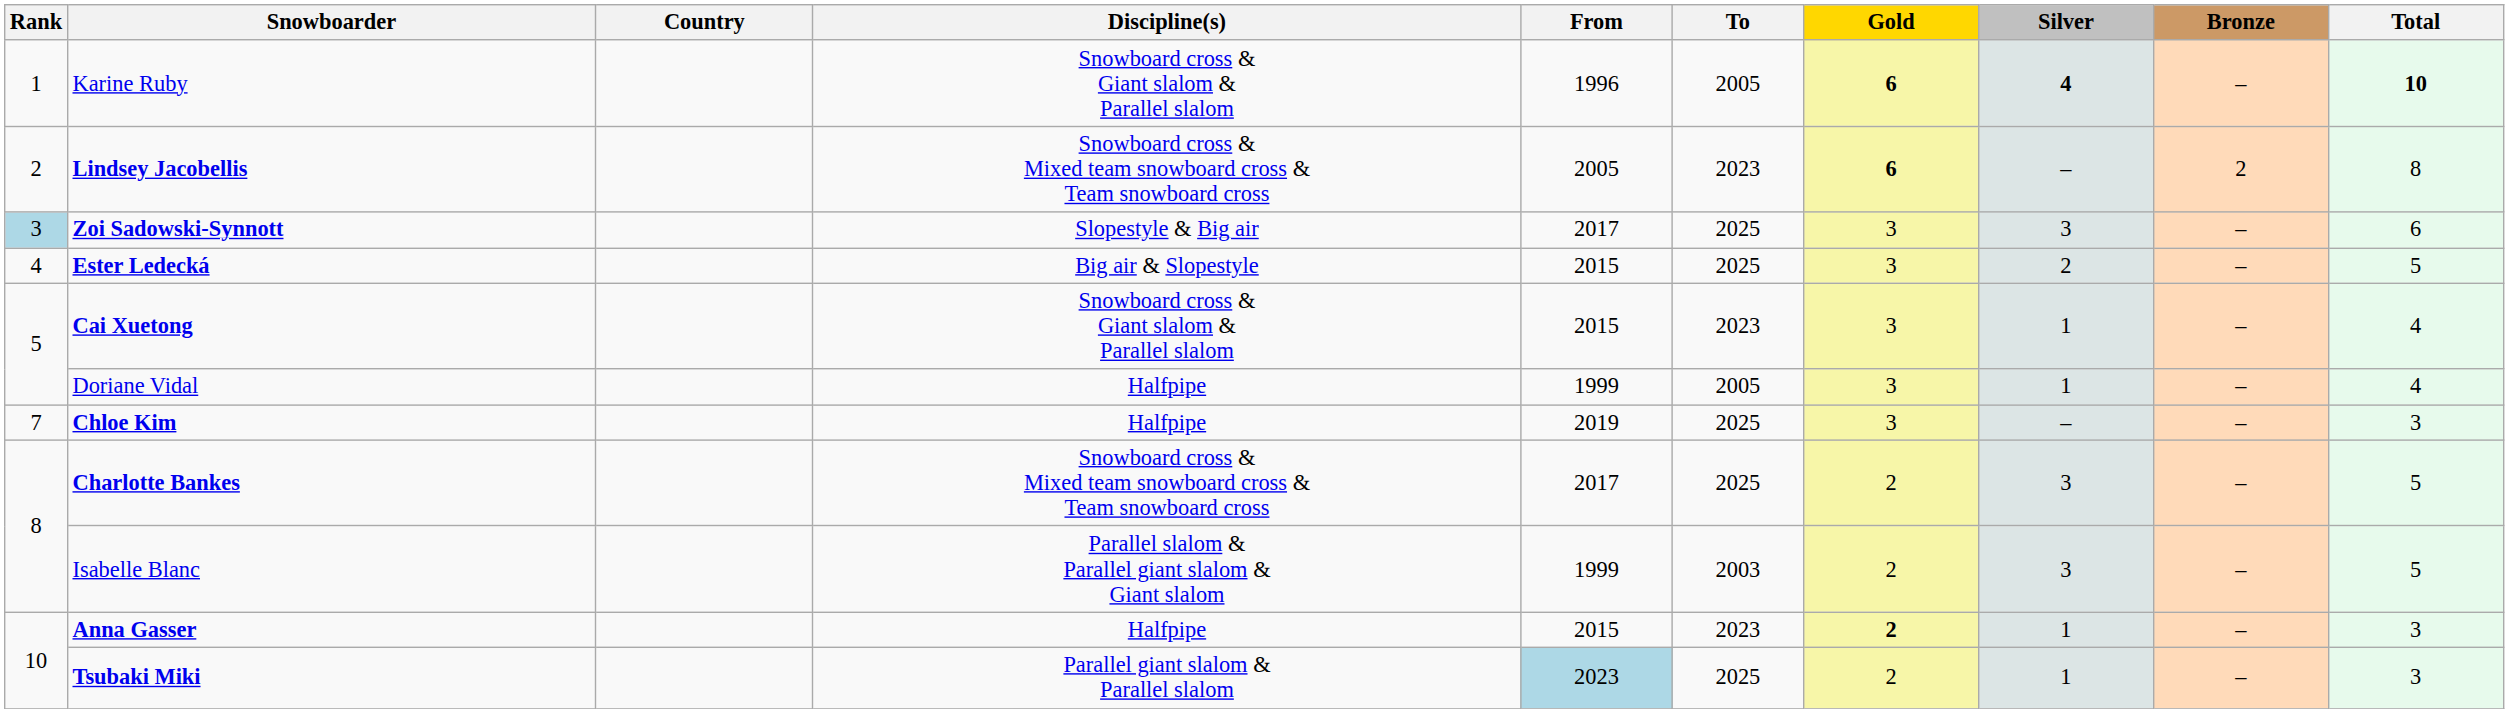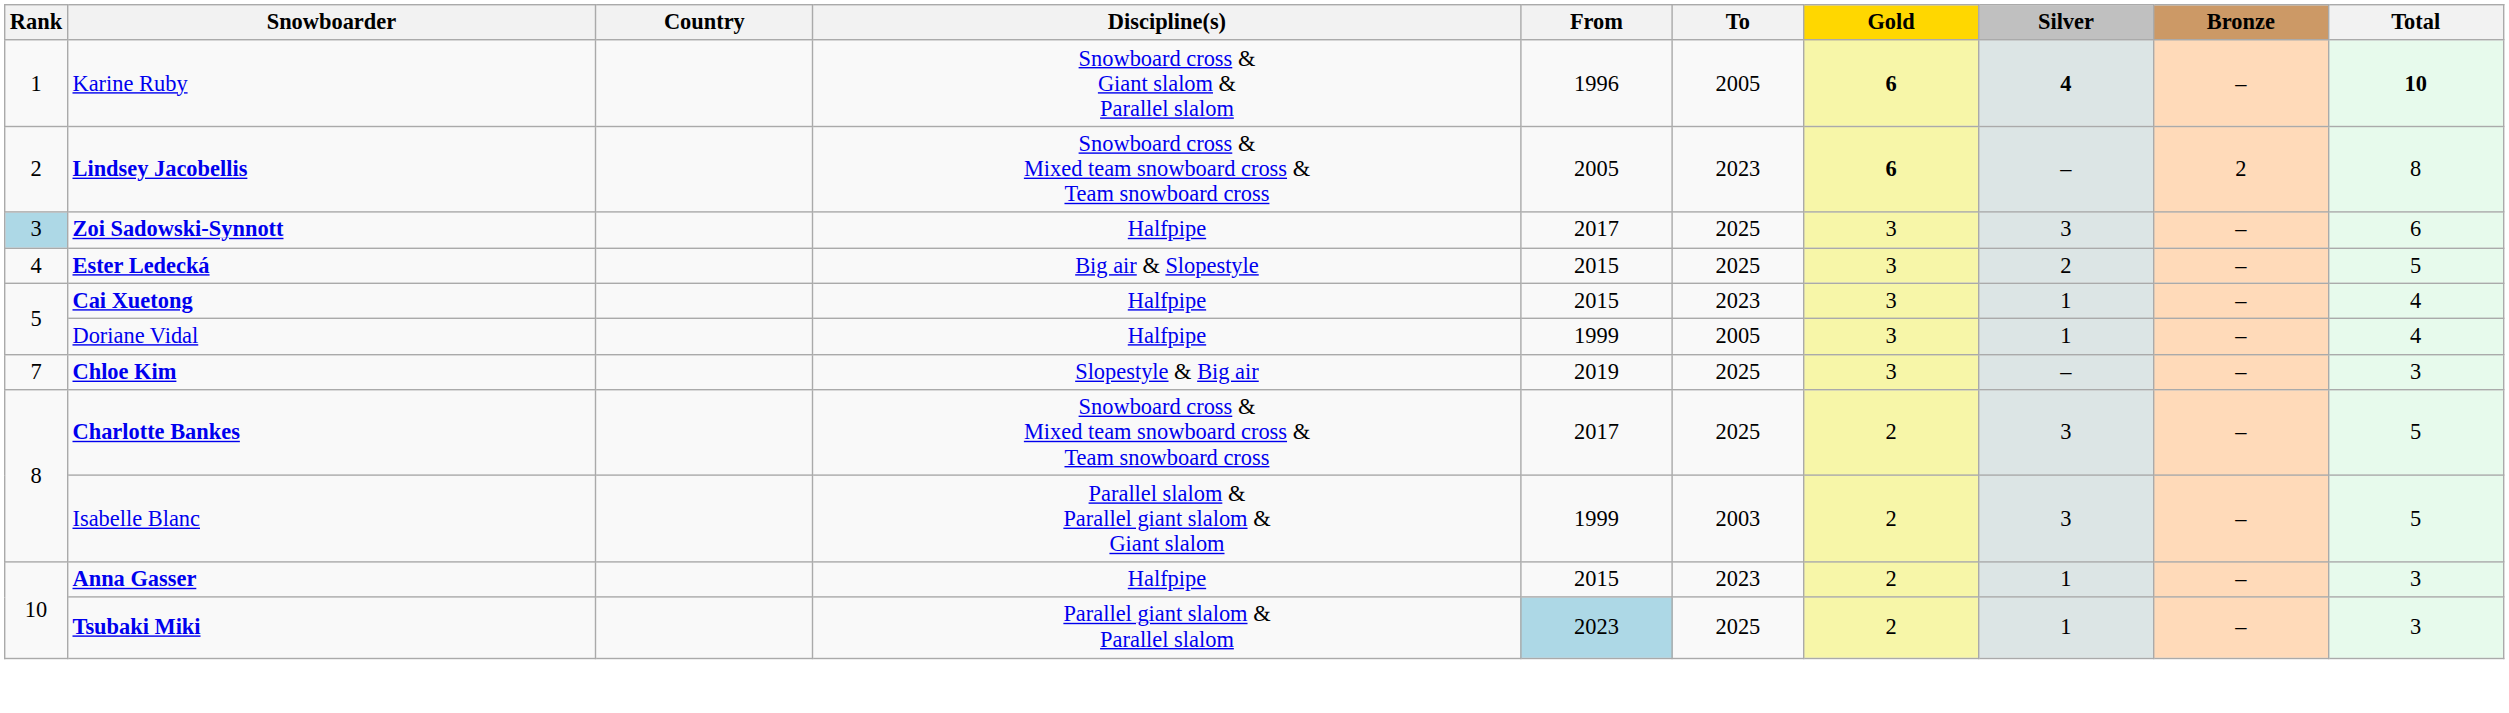(1167, 229) Slopestyle & Big air -> (1167, 229) Halfpipe
(1167, 325) Snowboard cross & Giant slalom & Parallel slalom -> (1167, 300) Halfpipe
(1167, 422) Halfpipe -> (1167, 371) Slopestyle & Big air
(1891, 629) bold -> (1891, 579) normal
